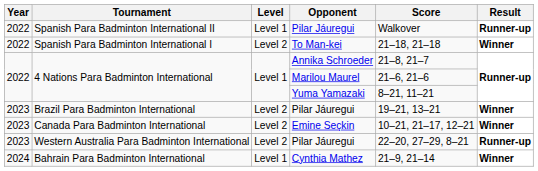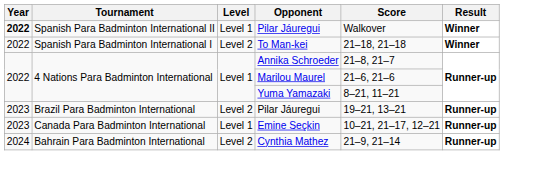(18, 29) normal -> (18, 29) bold
(505, 29) Runner-up -> (462, 29) Winner
(497, 110) Winner -> (471, 110) Runner-up
(271, 126) Level 2 -> (236, 126) Level 1
(497, 126) Winner -> (471, 126) Runner-up
- row: (142, 142)
(271, 158) Level 1 -> (236, 142) Level 2
(497, 158) Winner -> (471, 142) Runner-up
